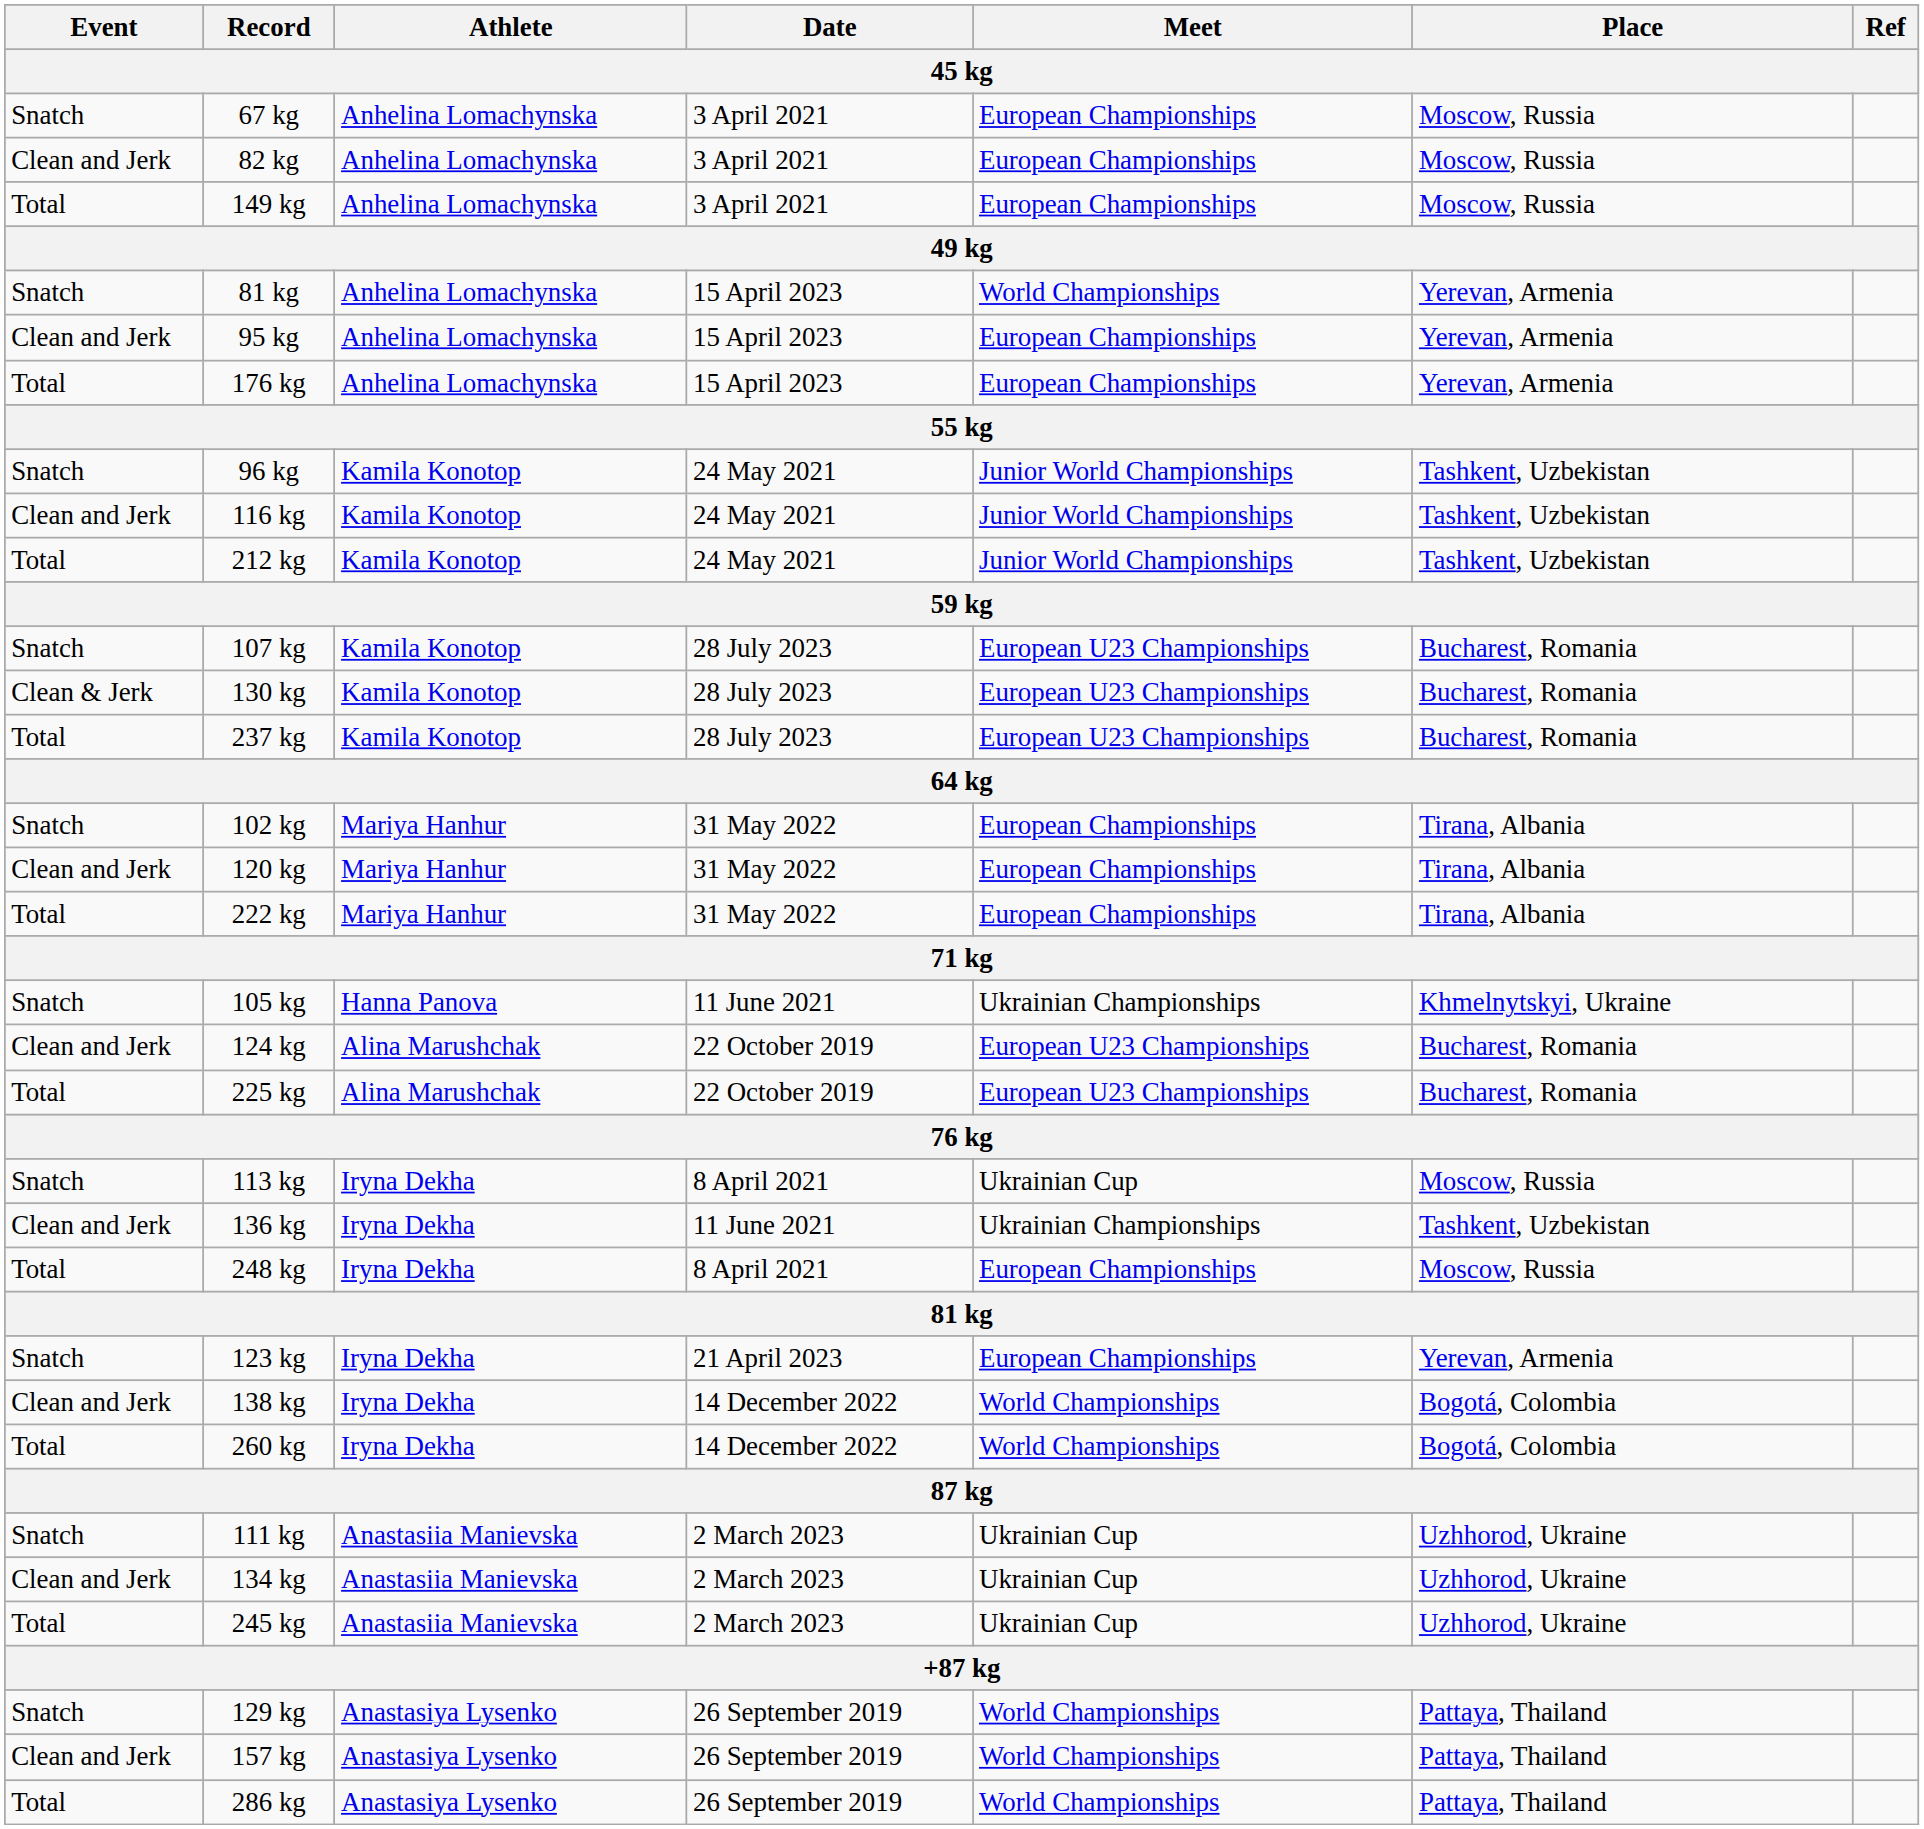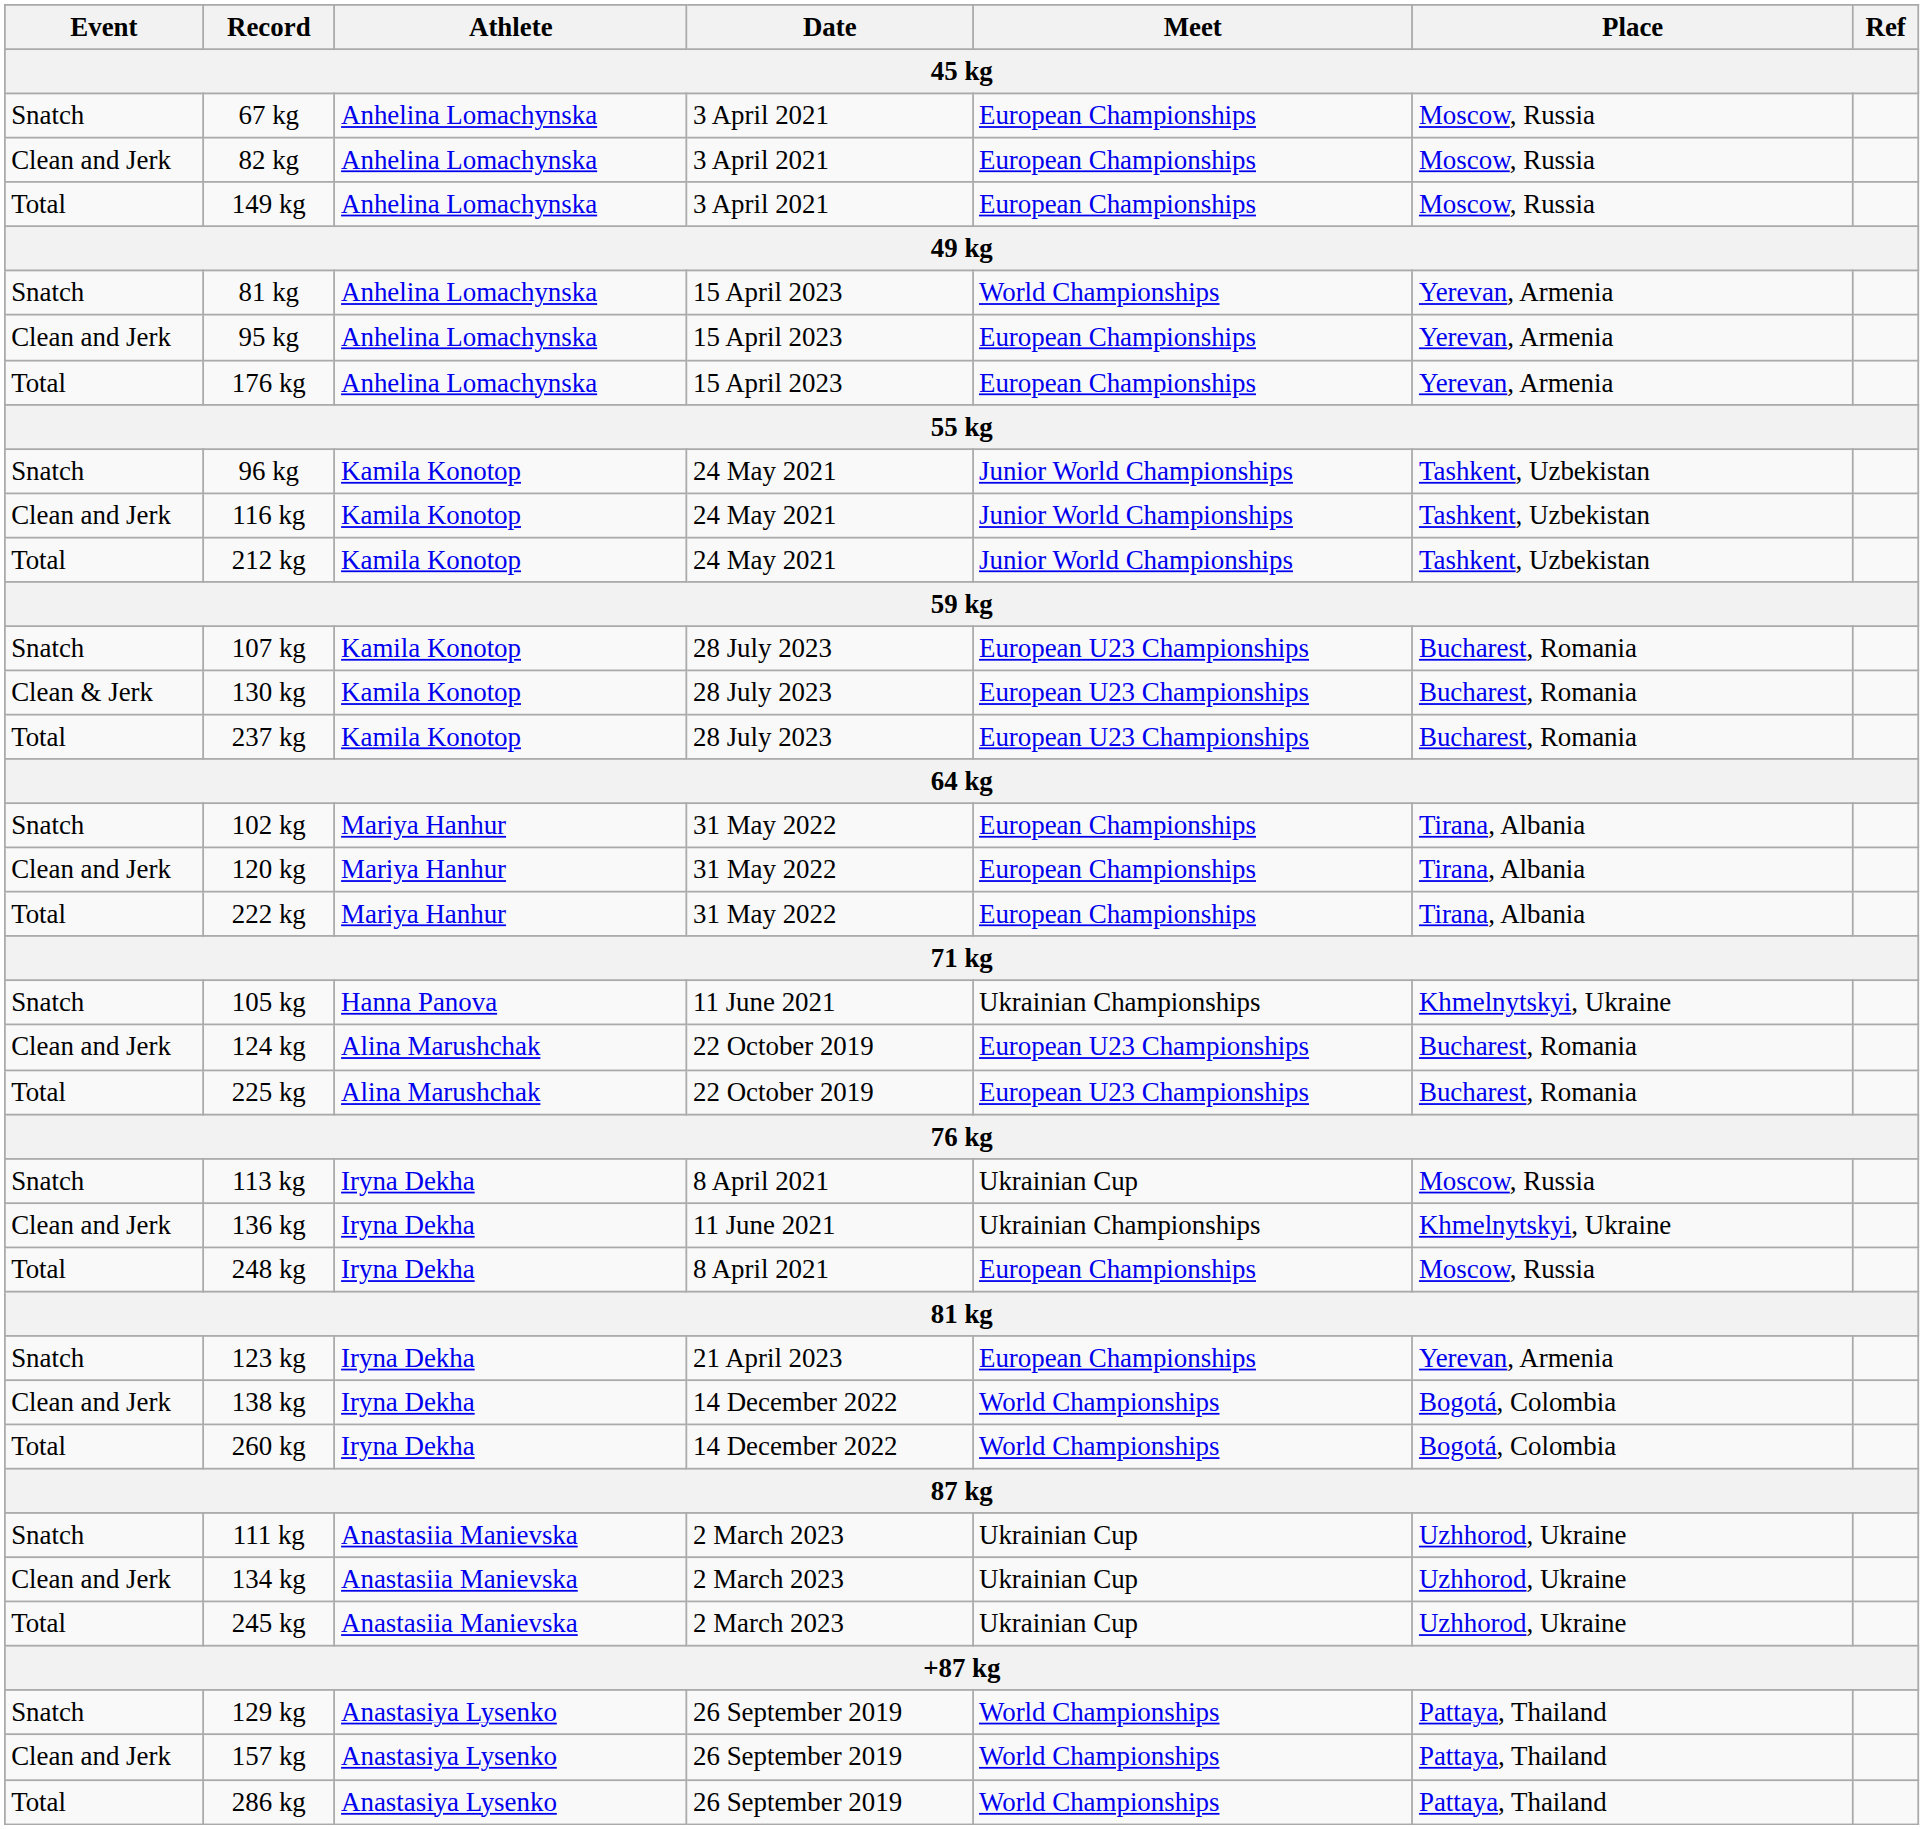(1534, 1224) Tashkent, Uzbekistan -> (1545, 1224) Khmelnytskyi, Ukraine
